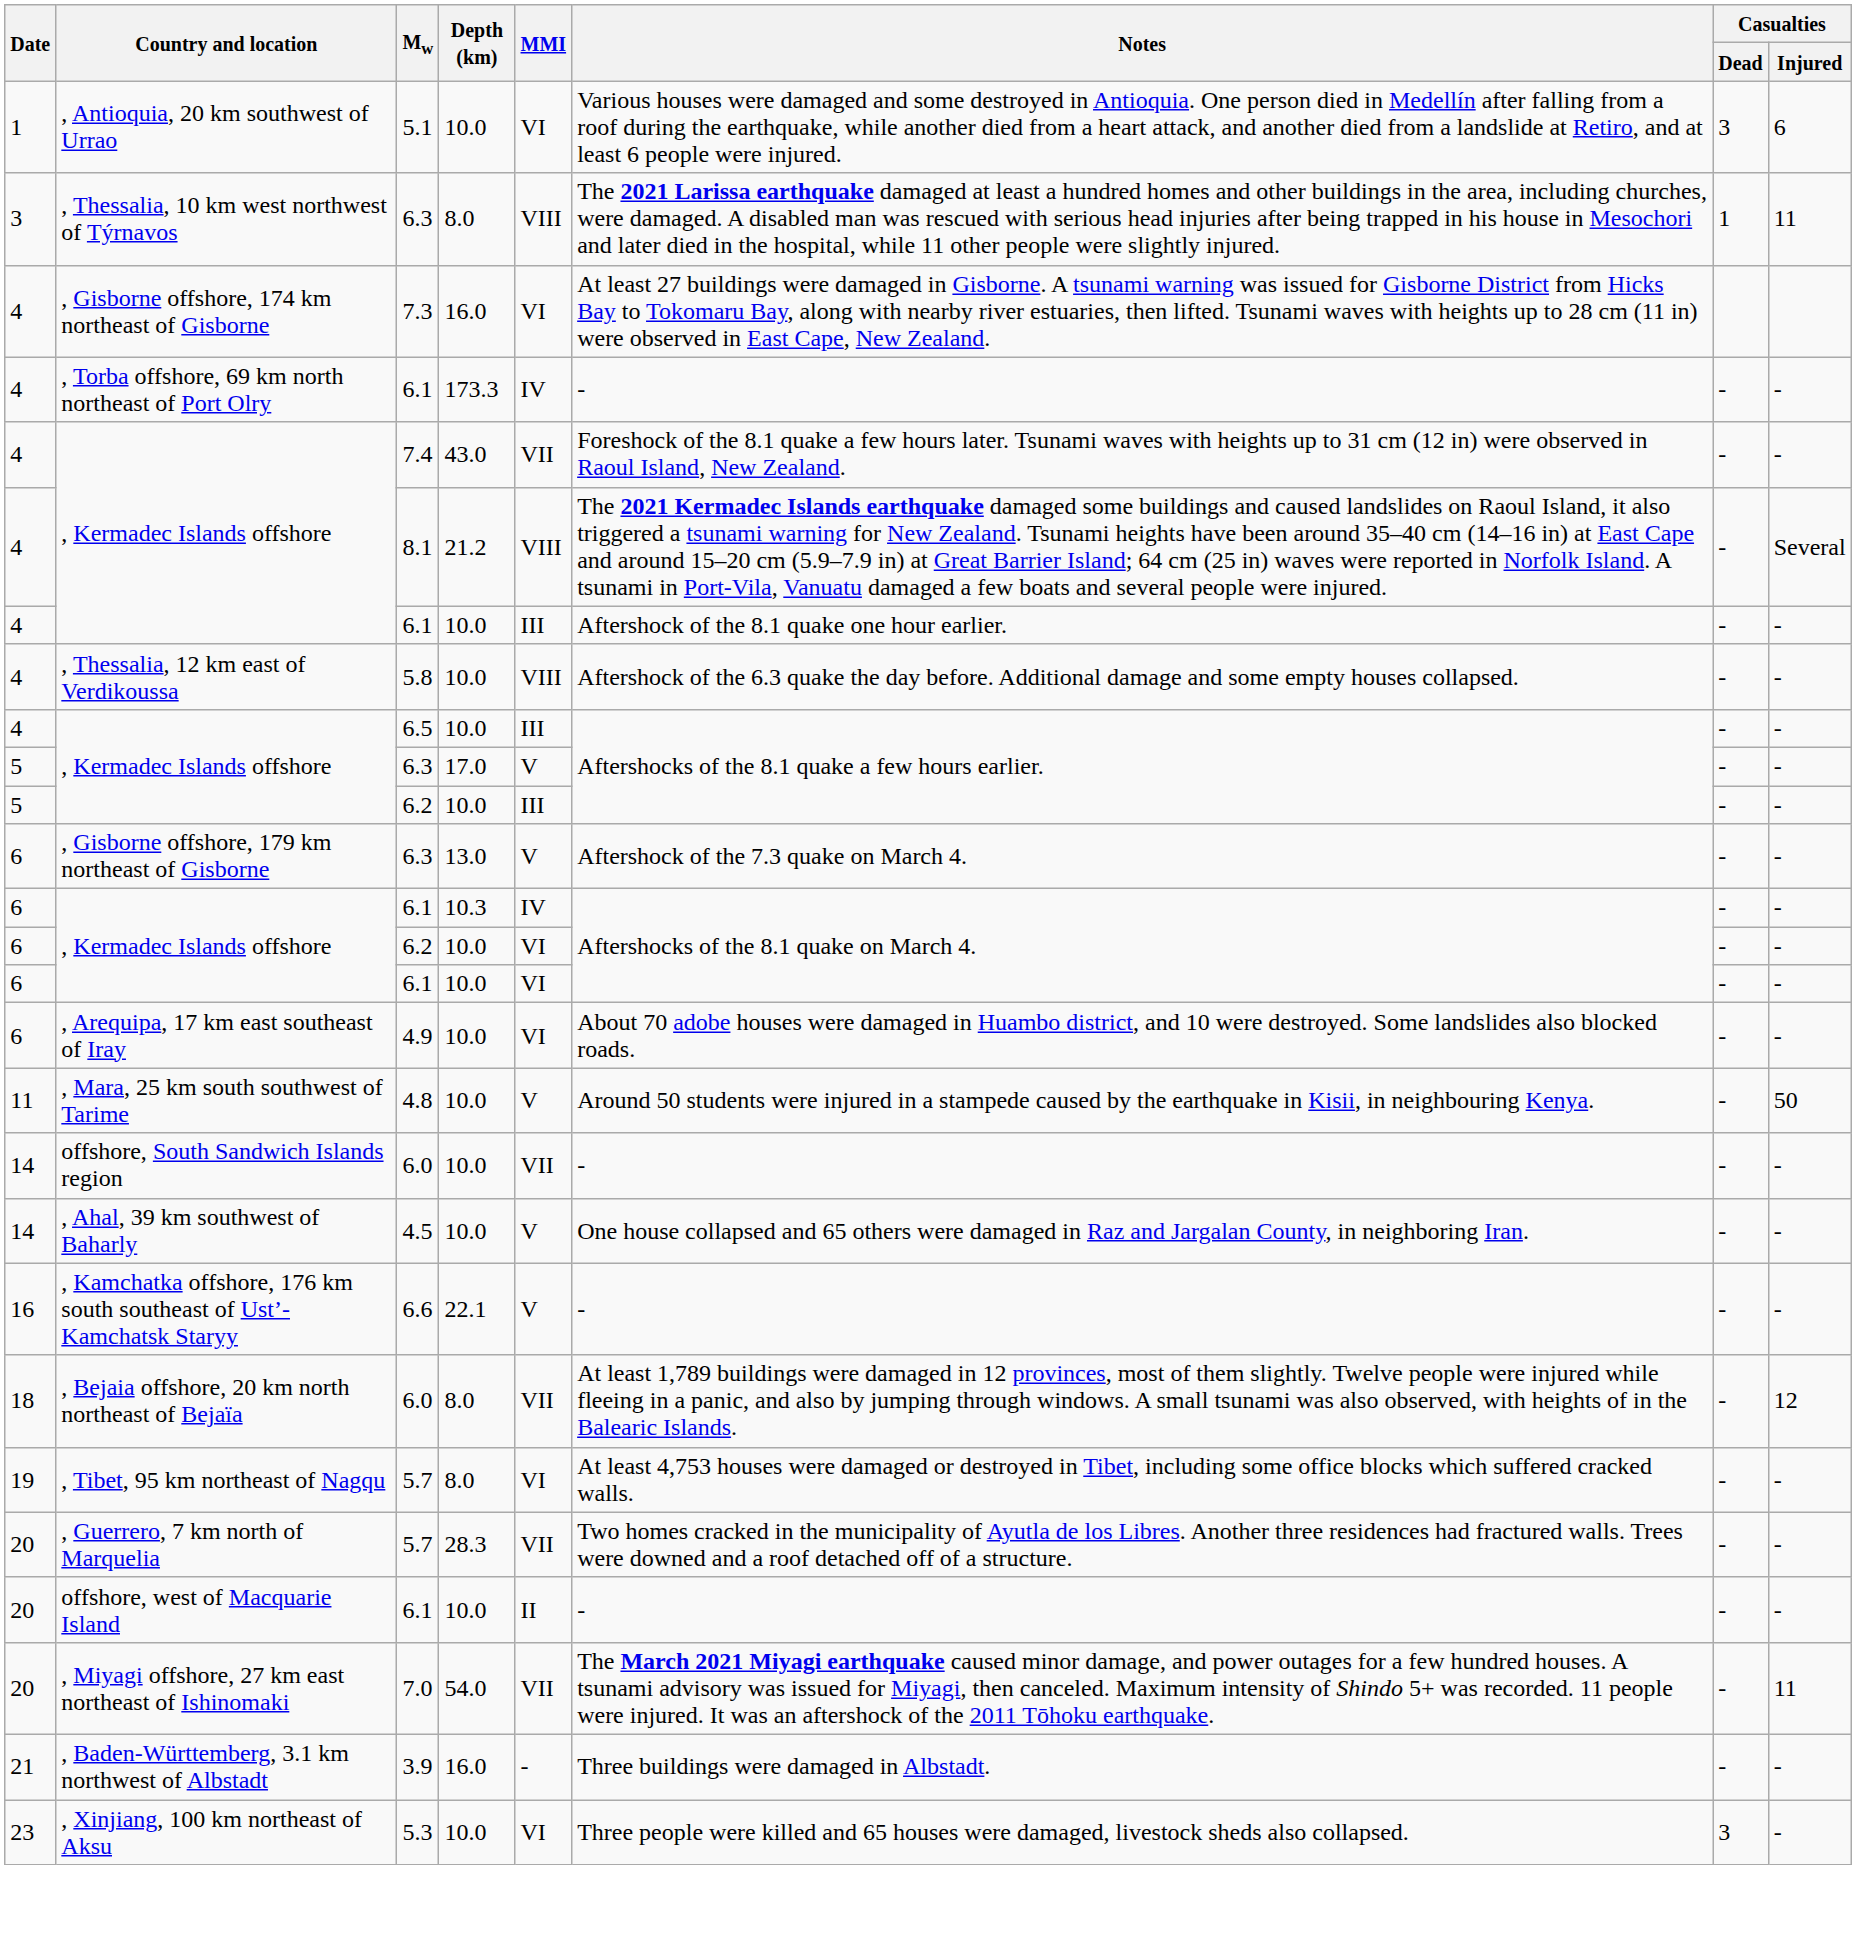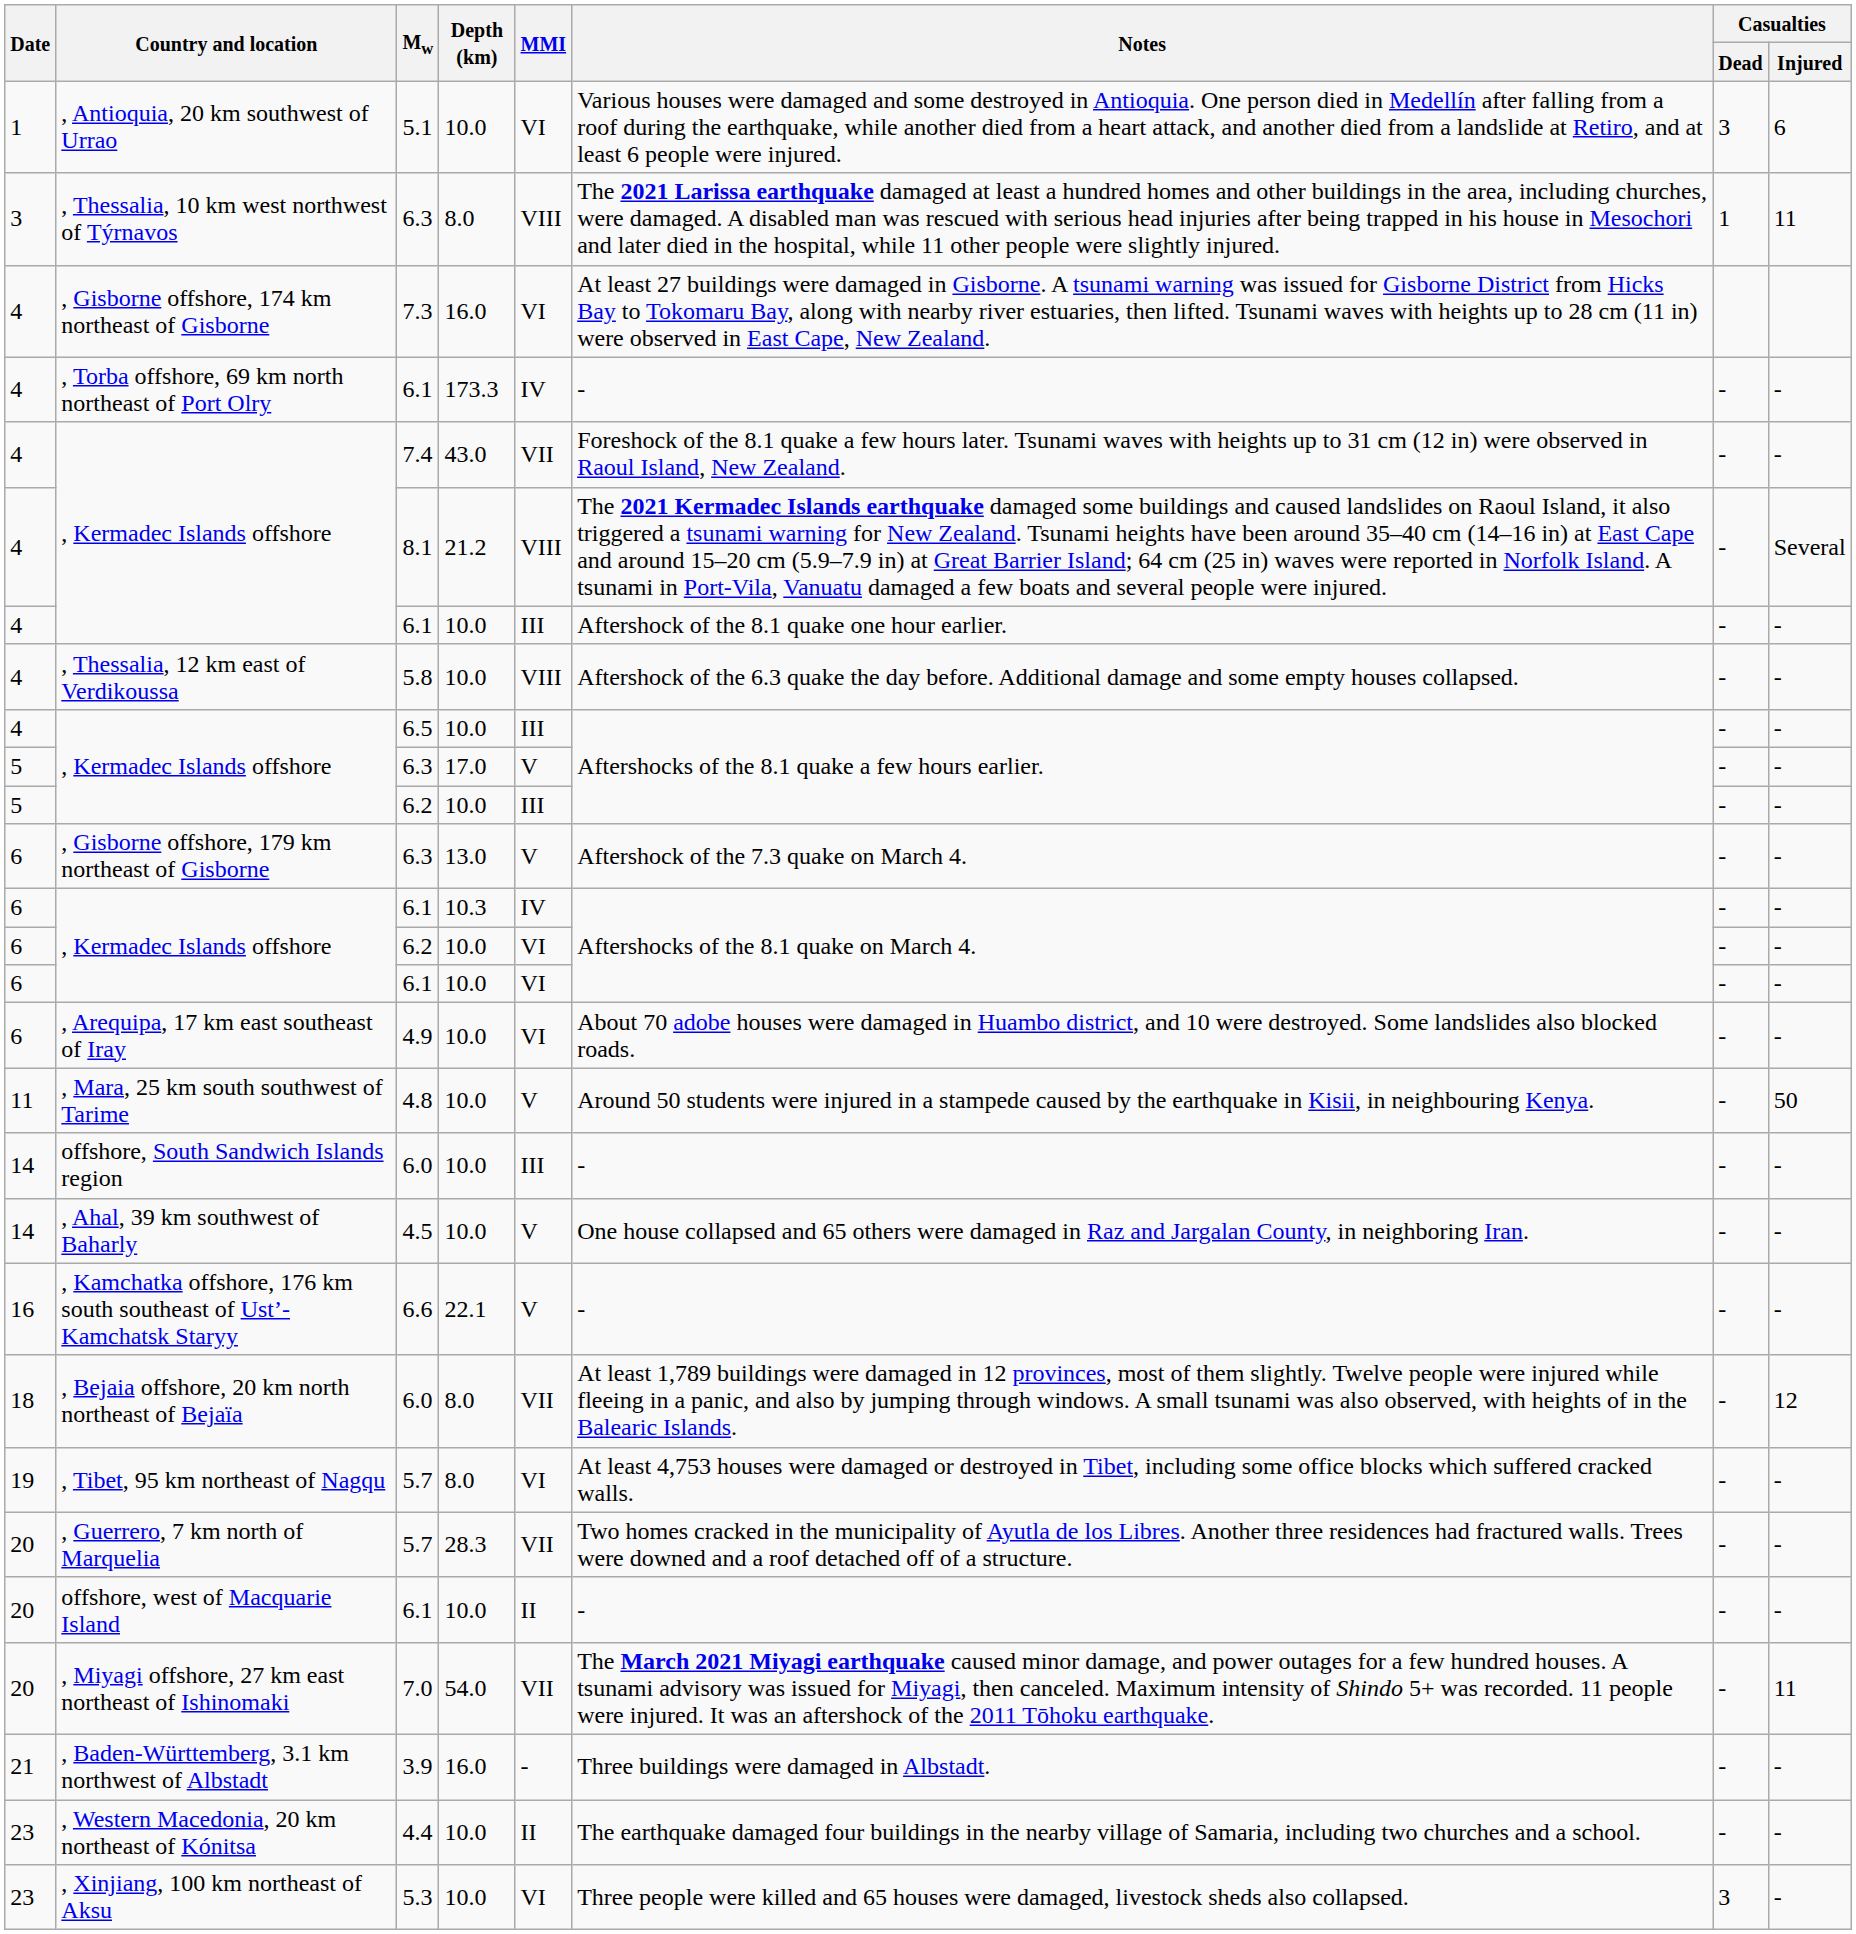(537, 1165) VII -> (533, 1165) III
+ row: (199, 1831)
